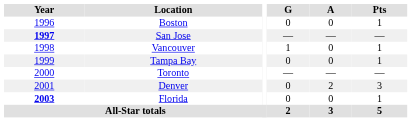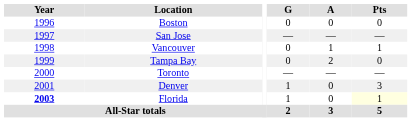(380, 23) 1 -> (380, 23) 0
(44, 35) bold -> (44, 35) normal
(288, 48) 1 -> (288, 48) 0
(331, 48) 0 -> (331, 48) 1
(331, 60) 0 -> (331, 60) 2
(380, 60) 1 -> (380, 60) 0
(288, 86) 0 -> (288, 86) 1
(331, 86) 2 -> (331, 86) 0
(288, 98) 0 -> (288, 98) 1
(380, 98) no background -> (380, 98) lightyellow background
